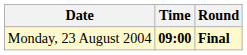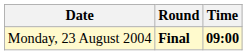columns swapped: (175, 15) <-> (219, 15)
